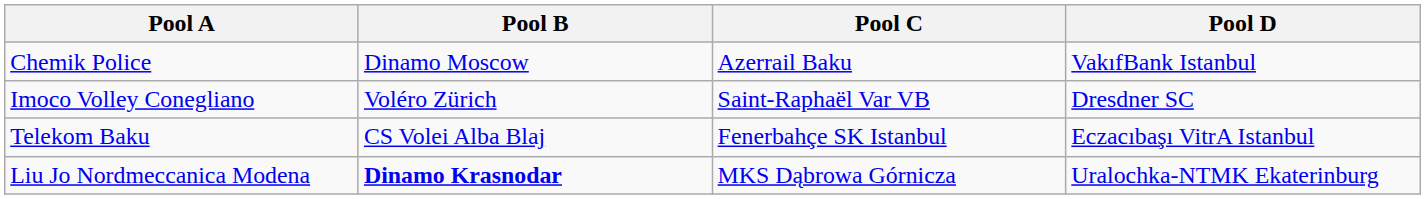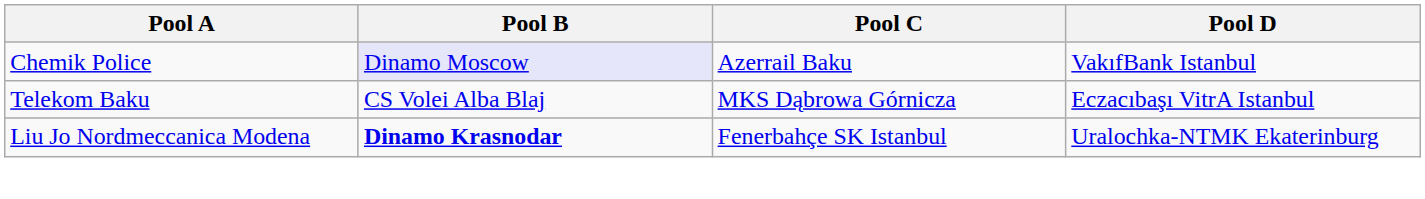(446, 61) no background -> (446, 61) lavender background
- row: (132, 99)
(832, 136) Fenerbahçe SK Istanbul -> (837, 99) MKS Dąbrowa Górnicza
(837, 174) MKS Dąbrowa Górnicza -> (832, 136) Fenerbahçe SK Istanbul
